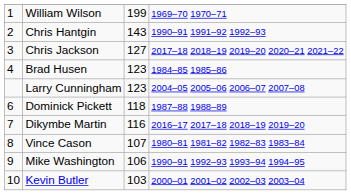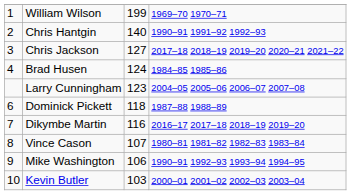(137, 32) 143 -> (137, 32) 140
(137, 69) 123 -> (137, 69) 124
